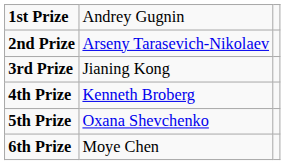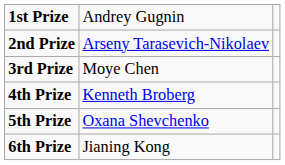(126, 69) Jianing Kong -> (121, 69) Moye Chen
(121, 146) Moye Chen -> (126, 146) Jianing Kong
